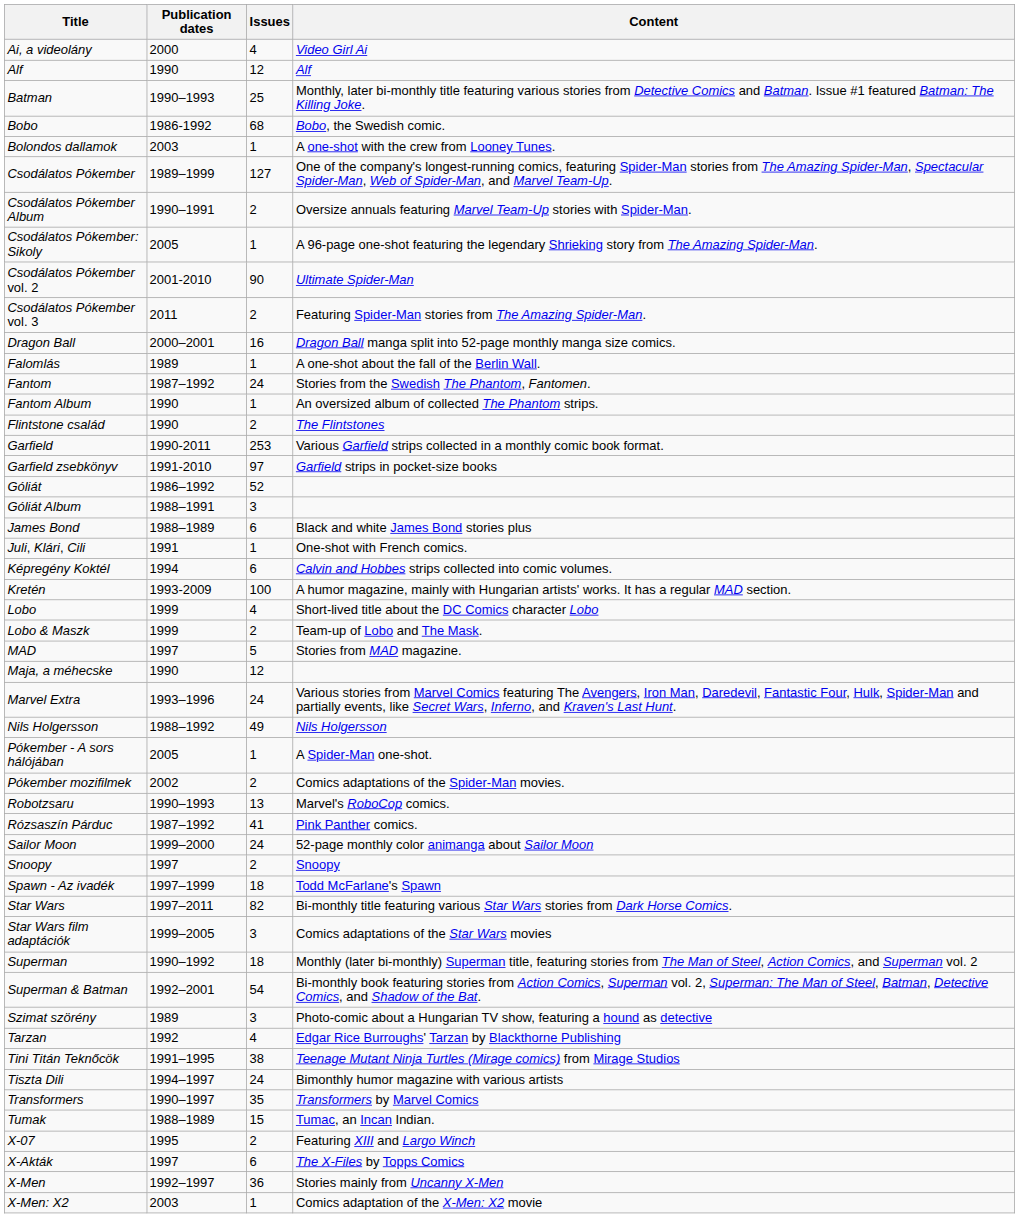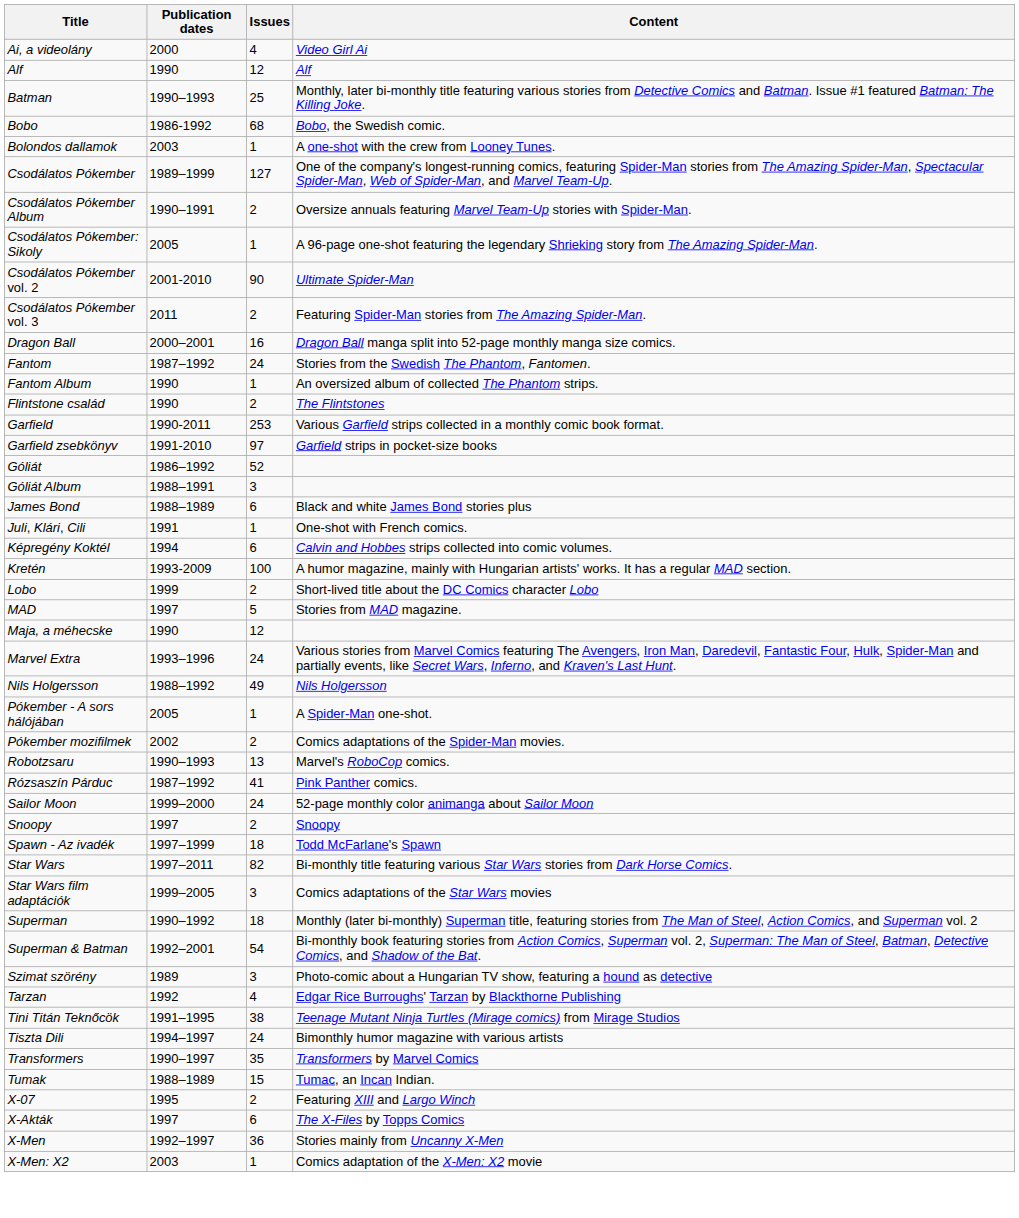- row: (34, 363)
(253, 610) 4 -> (253, 589) 2
- row: (48, 630)
